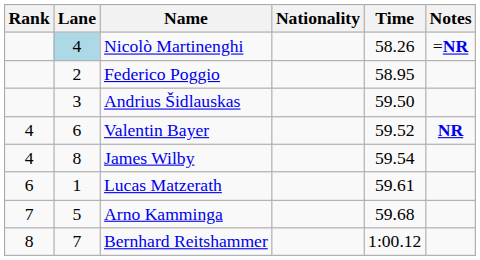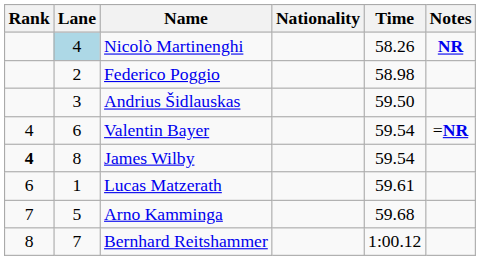(451, 46) =NR -> (451, 46) NR
(395, 74) 58.95 -> (395, 74) 58.98
(395, 130) 59.52 -> (395, 130) 59.54
(451, 130) NR -> (451, 130) =NR
(29, 158) normal -> (29, 158) bold
